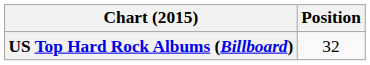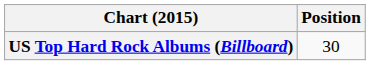(331, 45) 32 -> (331, 45) 30
